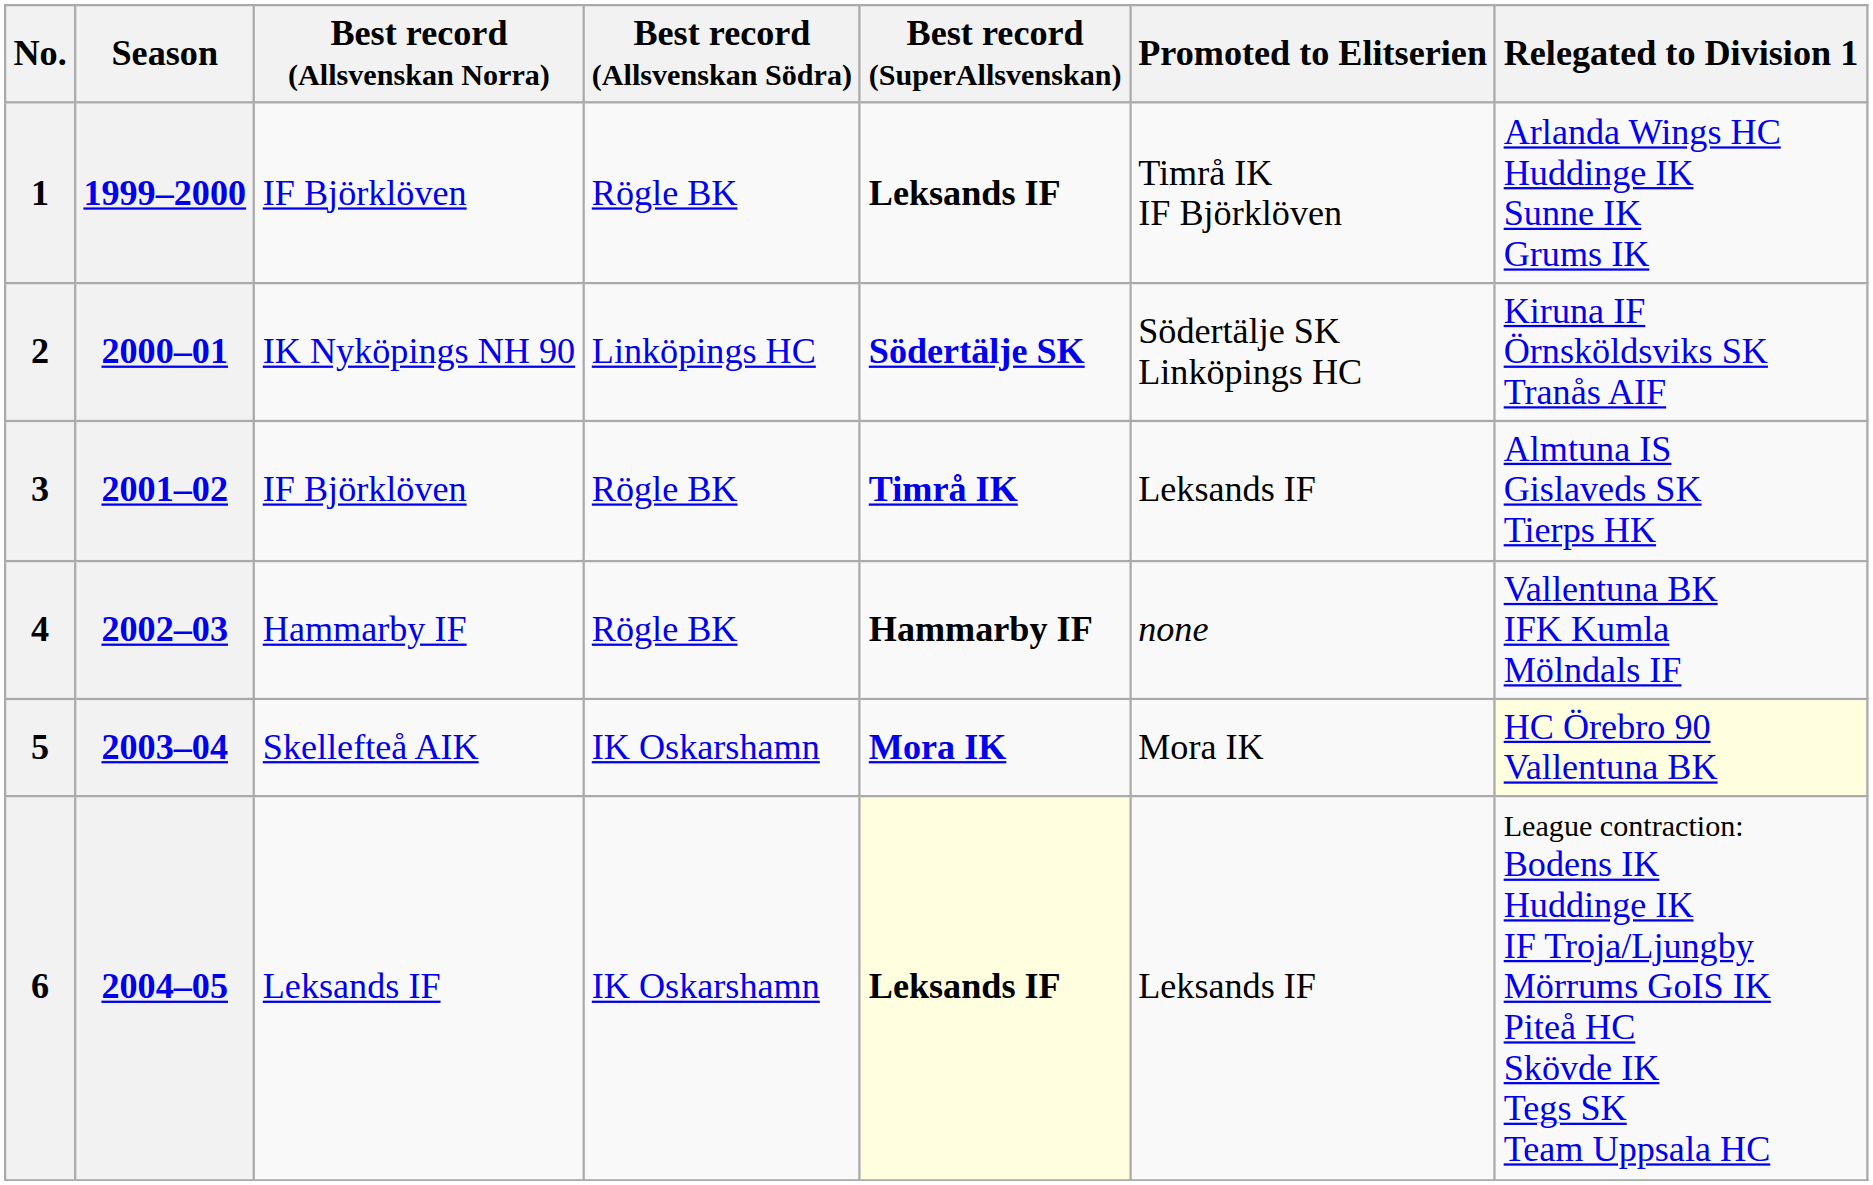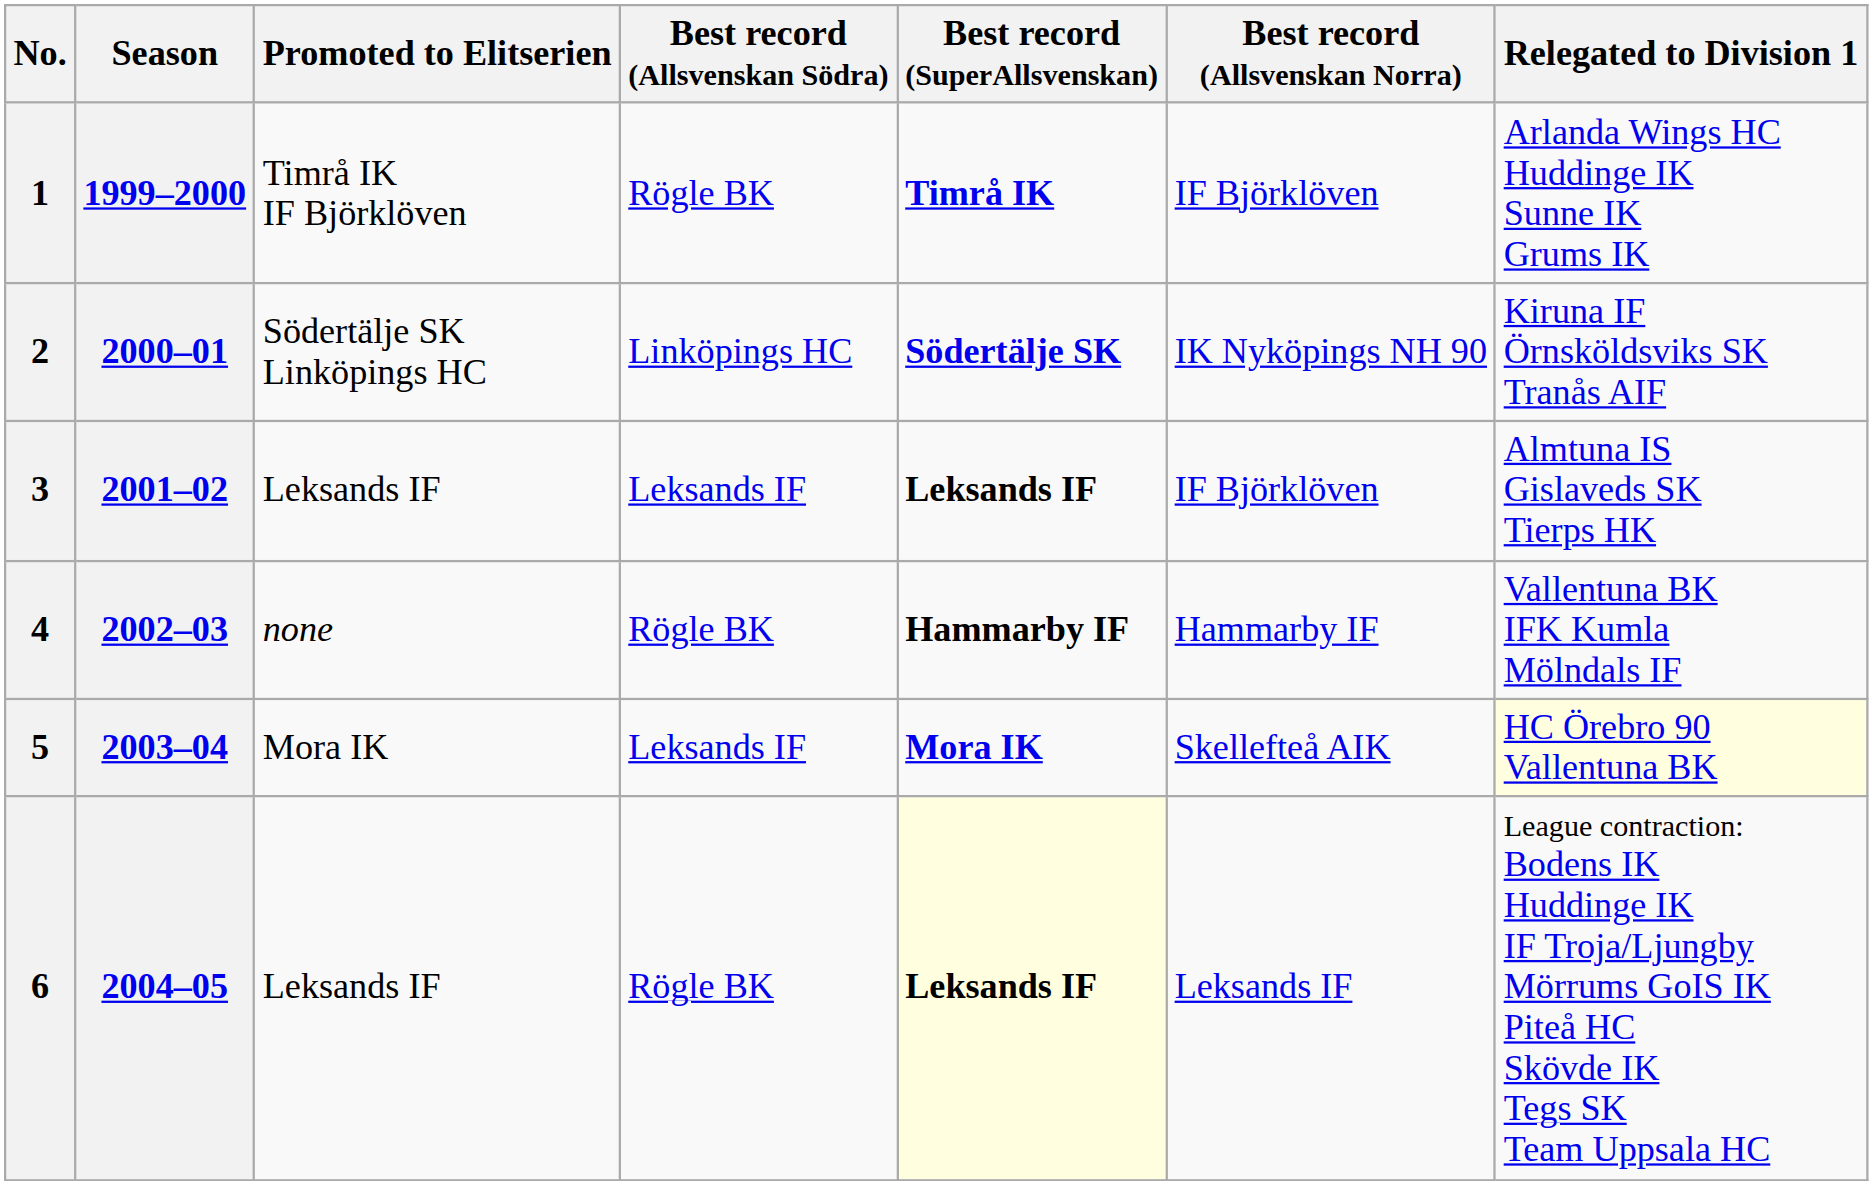columns swapped: (419, 53) <-> (1313, 53)
(965, 192) Leksands IF -> (980, 192) Timrå IK
(665, 489) Rögle BK -> (717, 489) Leksands IF
(943, 489) Timrå IK -> (1001, 489) Leksands IF
(706, 747) IK Oskarshamn -> (717, 747) Leksands IF
(706, 987) IK Oskarshamn -> (701, 987) Rögle BK
